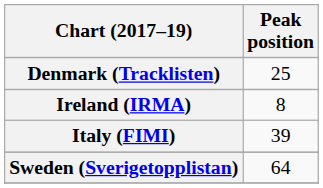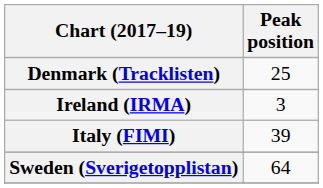(281, 104) 8 -> (281, 104) 3
